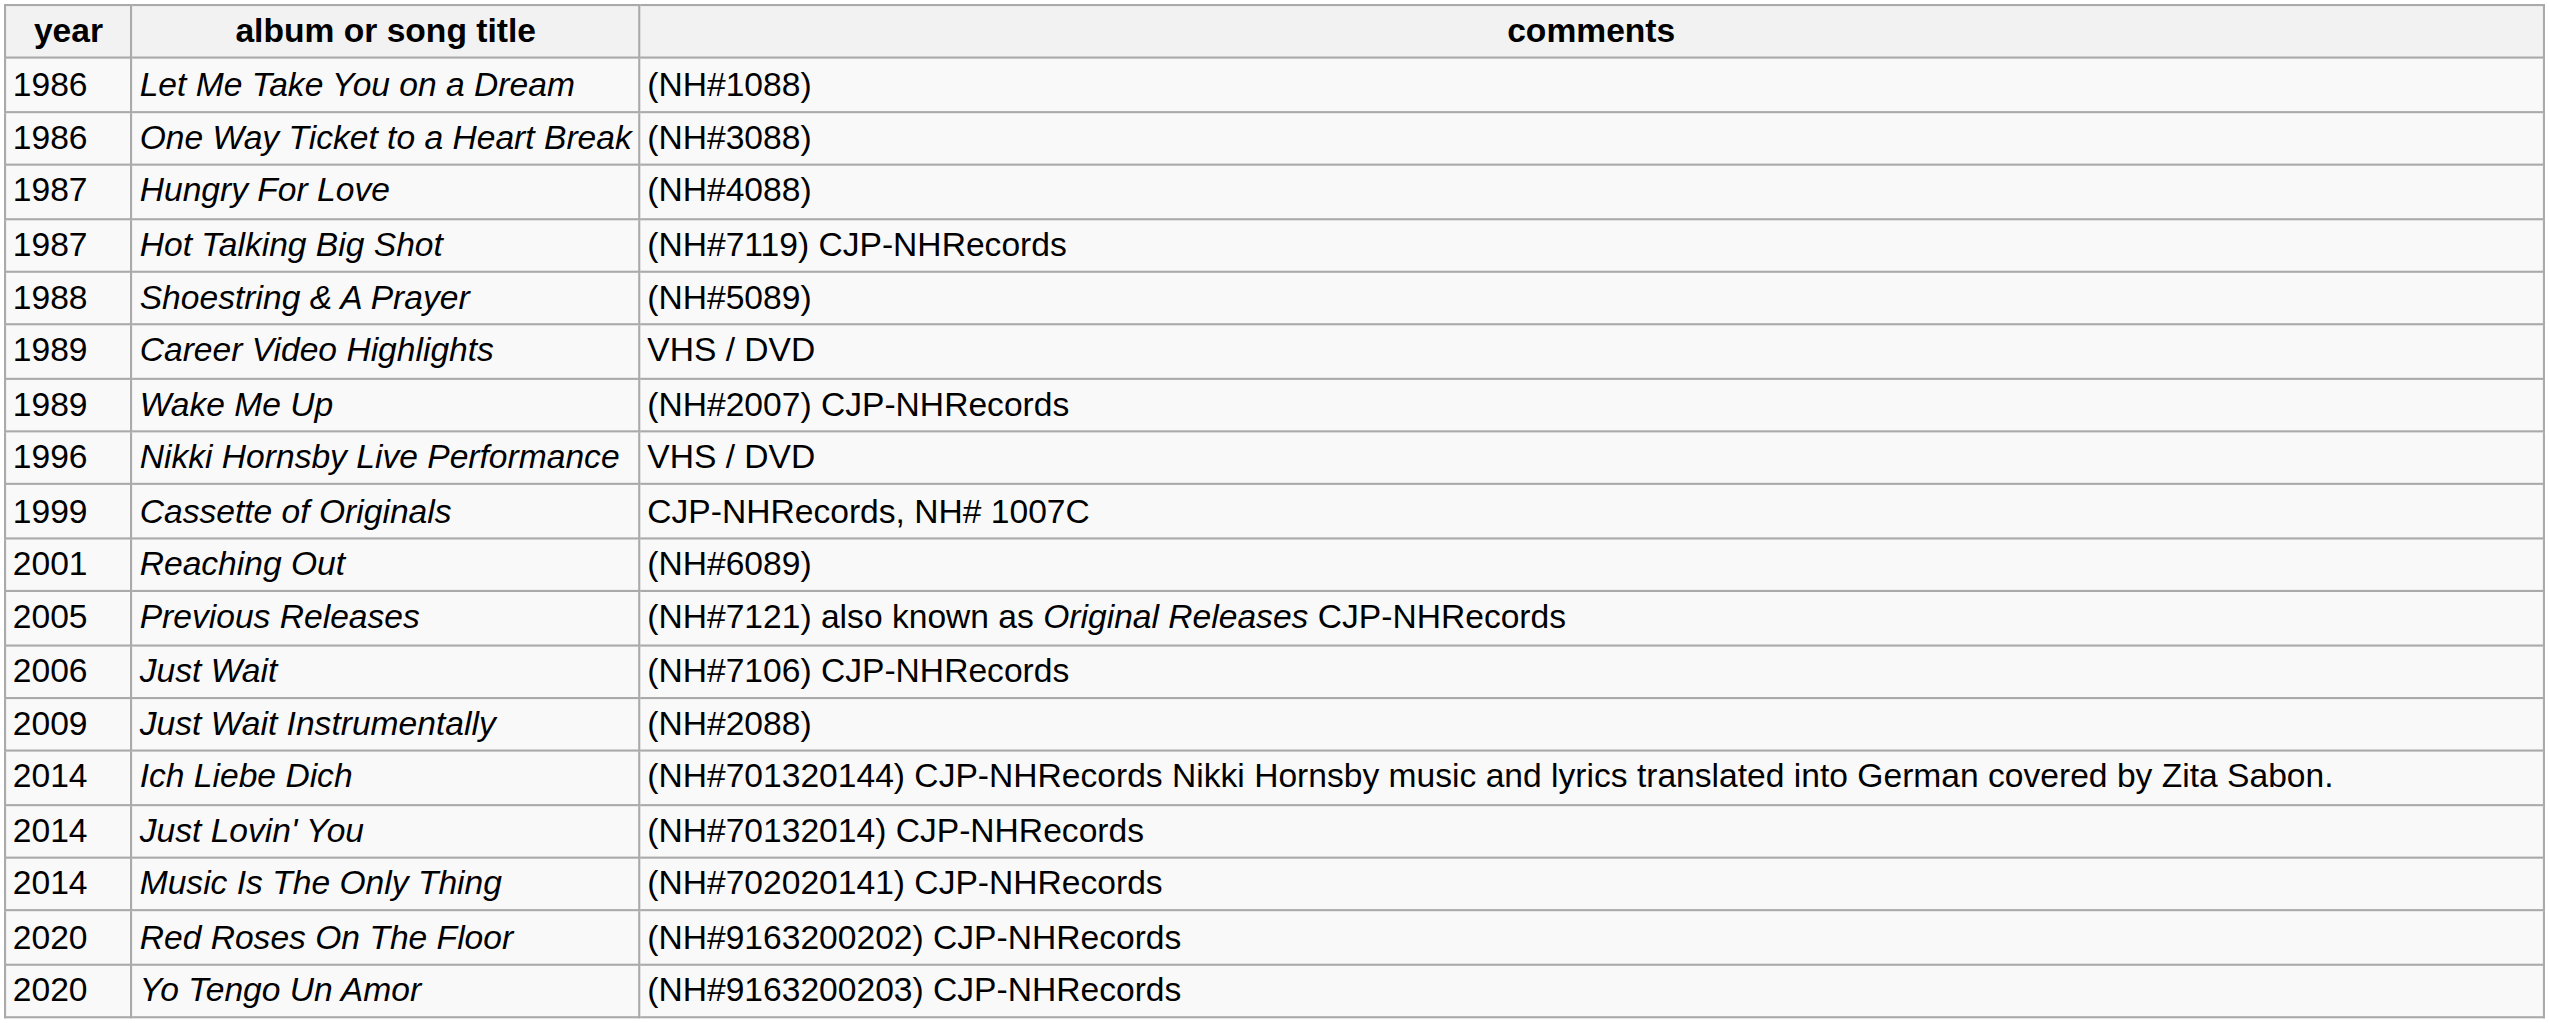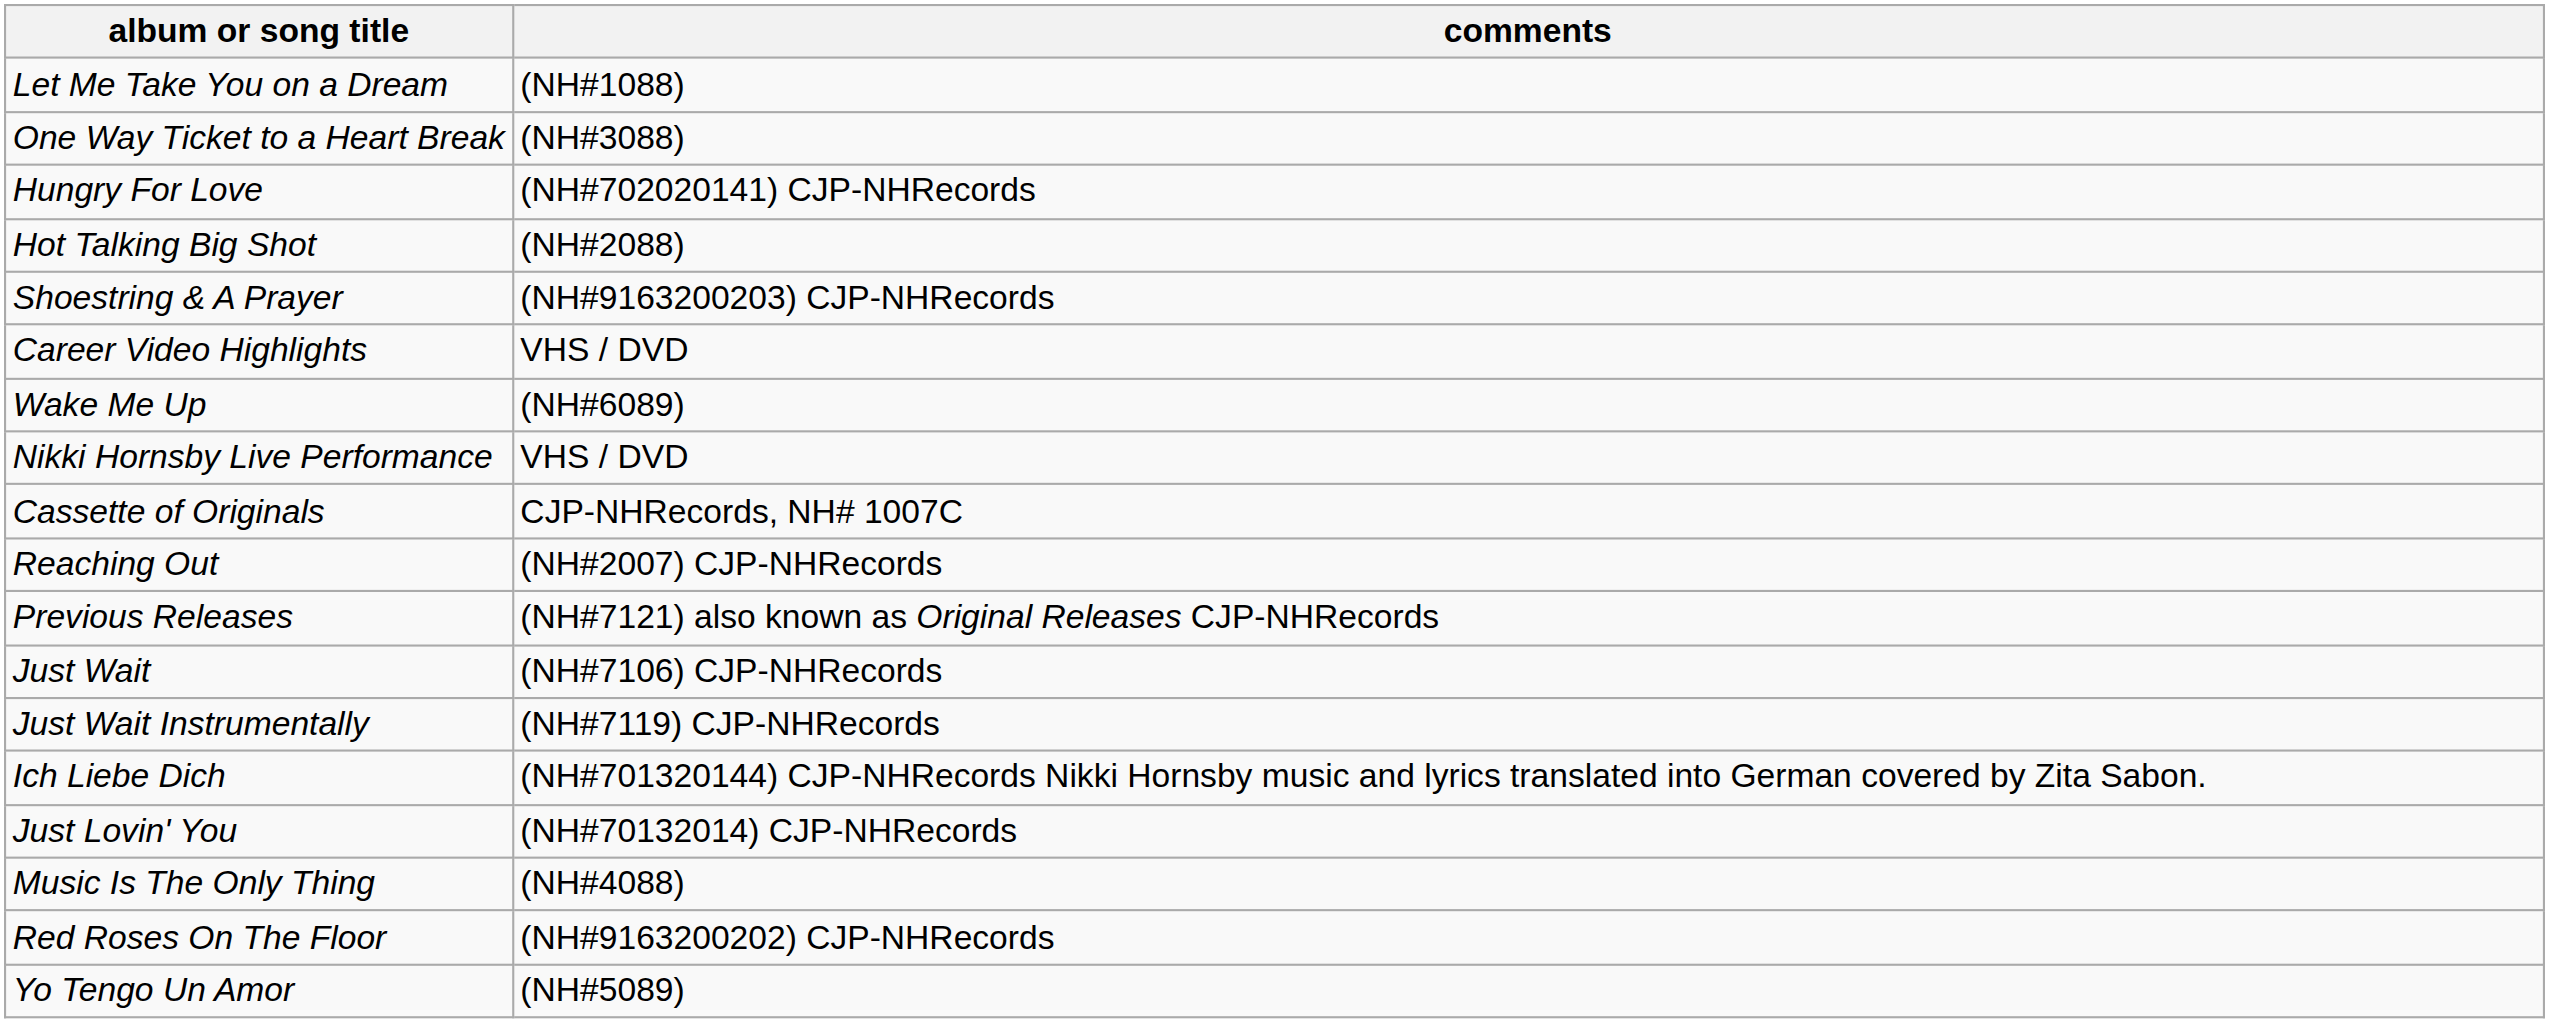- column: (68, 31)
(729, 191) (NH#4088) -> (778, 191) (NH#702020141) CJP-NHRecords
(857, 244) (NH#7119) CJP-NHRecords -> (603, 244) (NH#2088)
(729, 297) (NH#5089) -> (787, 297) (NH#9163200203) CJP-NHRecords
(858, 404) (NH#2007) CJP-NHRecords -> (603, 404) (NH#6089)
(729, 564) (NH#6089) -> (731, 564) (NH#2007) CJP-NHRecords
(729, 723) (NH#2088) -> (730, 723) (NH#7119) CJP-NHRecords
(905, 883) (NH#702020141) CJP-NHRecords -> (603, 883) (NH#4088)
(914, 990) (NH#9163200203) CJP-NHRecords -> (603, 990) (NH#5089)
